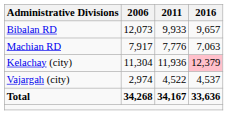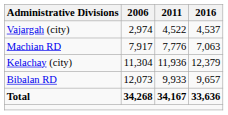rows swapped: (32, 29) <-> (38, 79)
(206, 63) pink background -> (206, 63) no background
